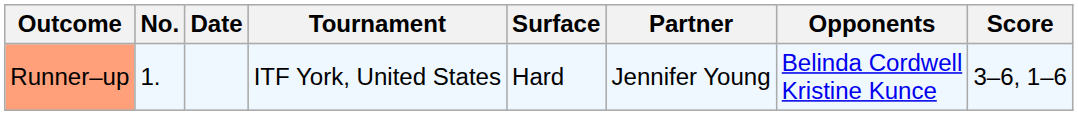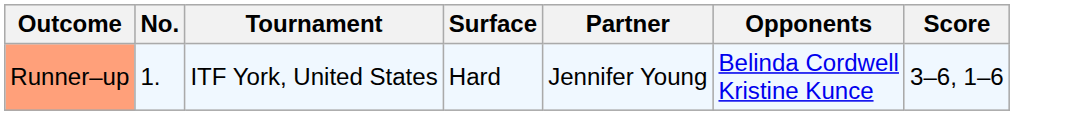- column: (216, 23)
